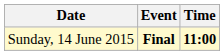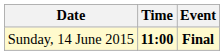columns swapped: (200, 15) <-> (159, 15)
